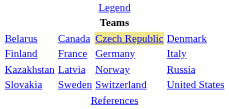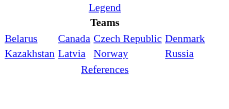(129, 38) khaki background -> (128, 38) no background
- row: (21, 54)
- row: (23, 84)
